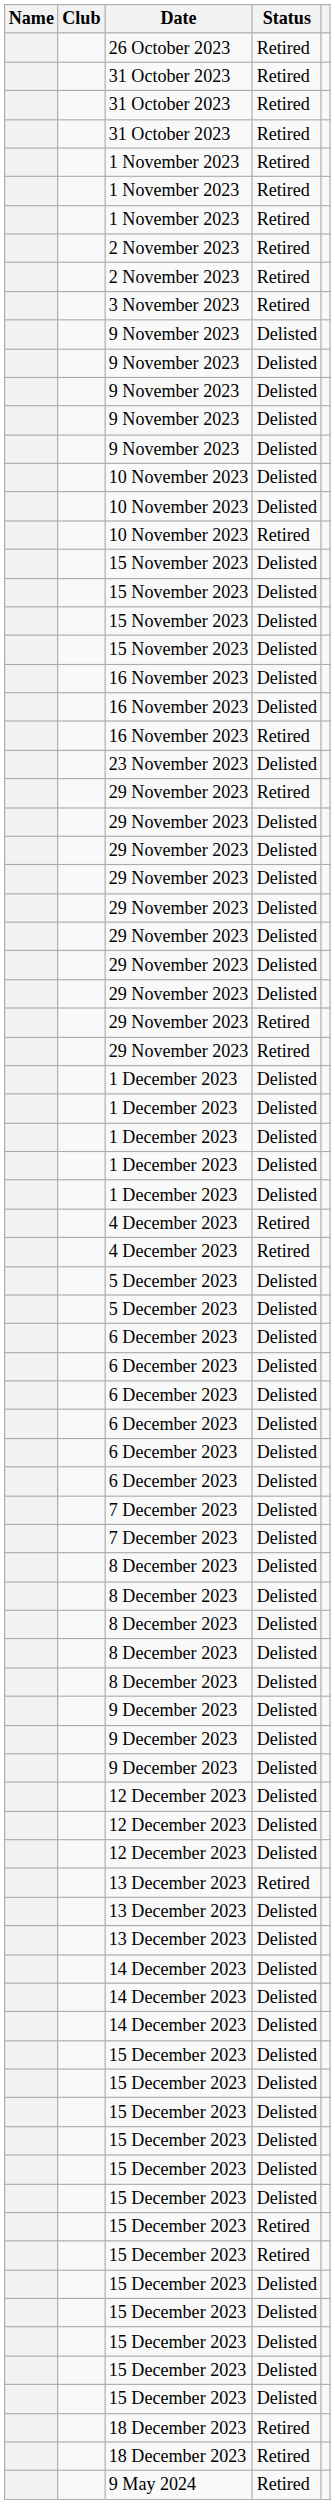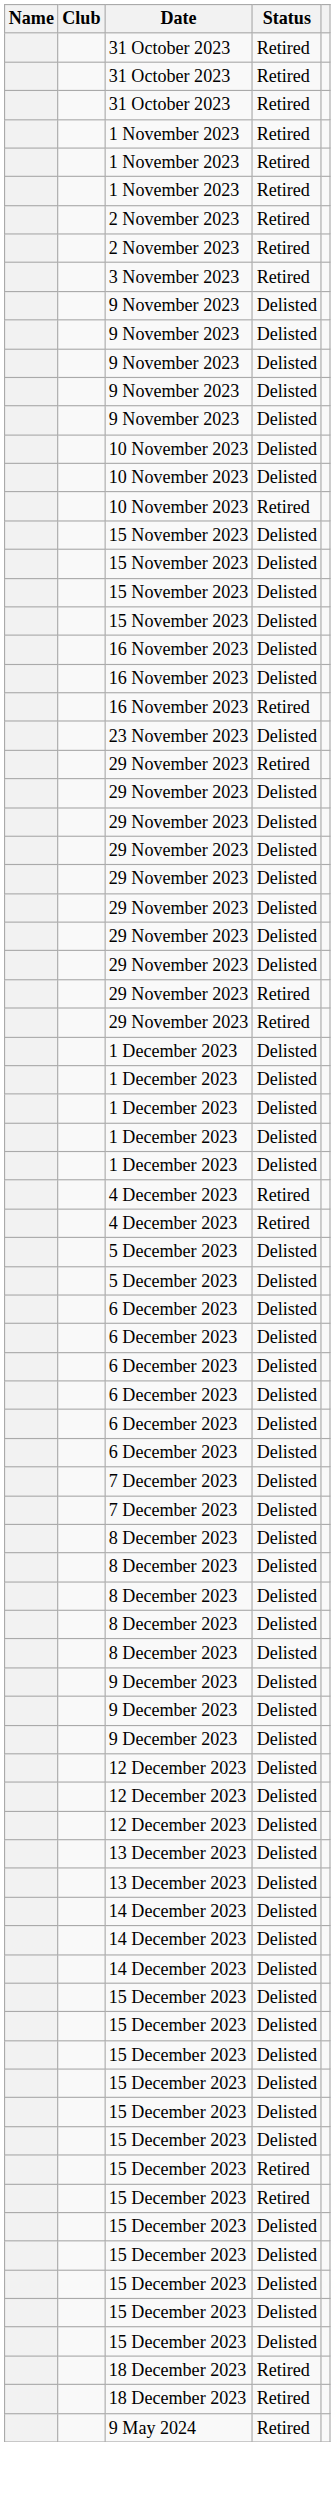- row: (170, 47)
- row: (178, 1882)
